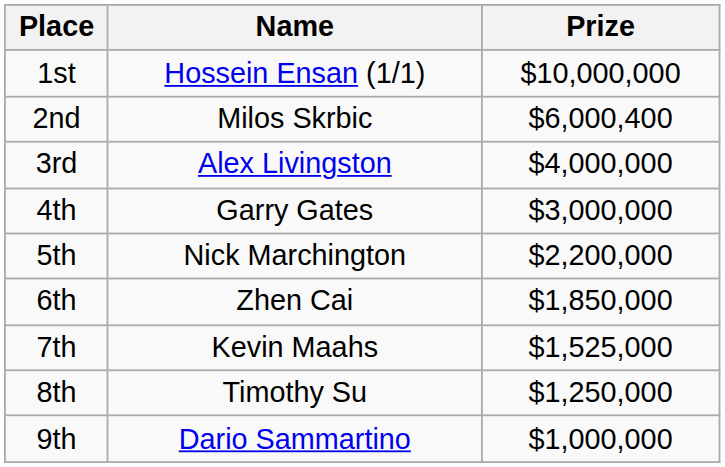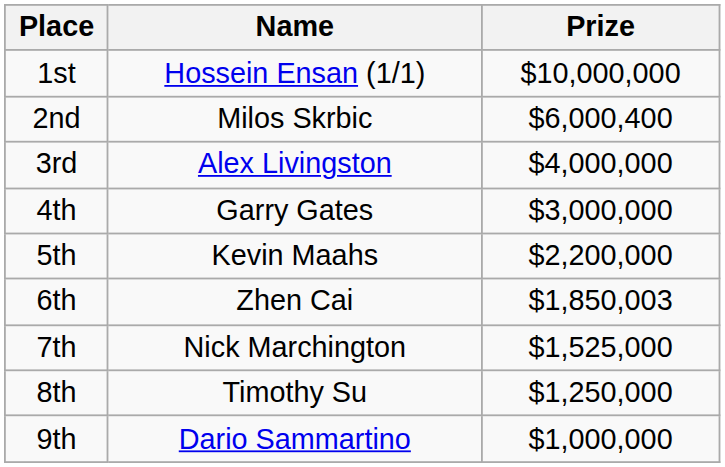(295, 255) Nick Marchington -> (295, 255) Kevin Maahs
(601, 301) $1,850,000 -> (601, 301) $1,850,003
(295, 347) Kevin Maahs -> (295, 347) Nick Marchington
